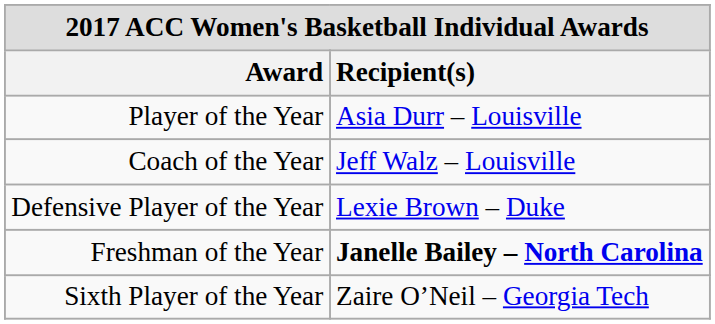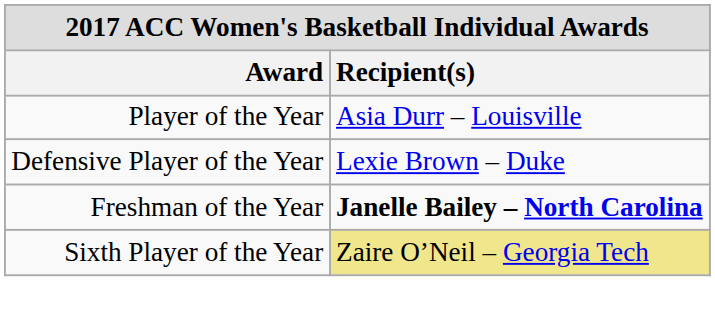- row: (226, 161)
(492, 296) no background -> (492, 251) khaki background
